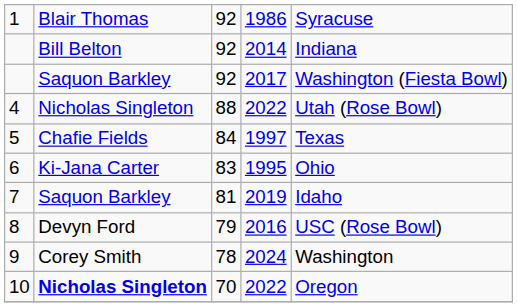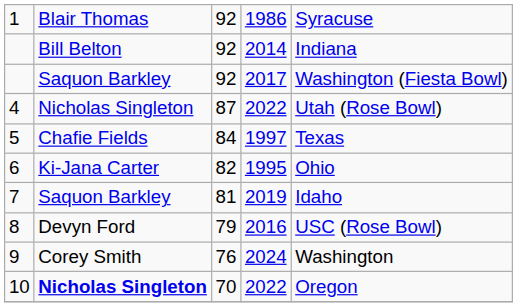(226, 108) 88 -> (226, 108) 87
(226, 167) 83 -> (226, 167) 82
(226, 256) 78 -> (226, 256) 76
